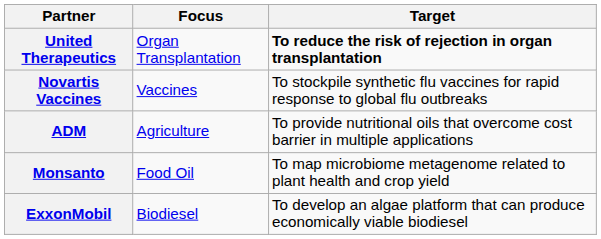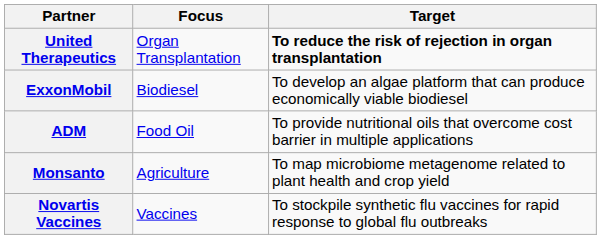rows swapped: (69, 90) <-> (69, 214)
(173, 131) Agriculture -> (165, 131) Food Oil
(165, 172) Food Oil -> (173, 172) Agriculture
